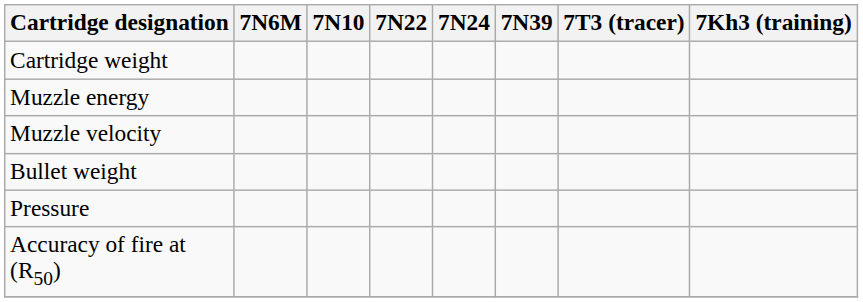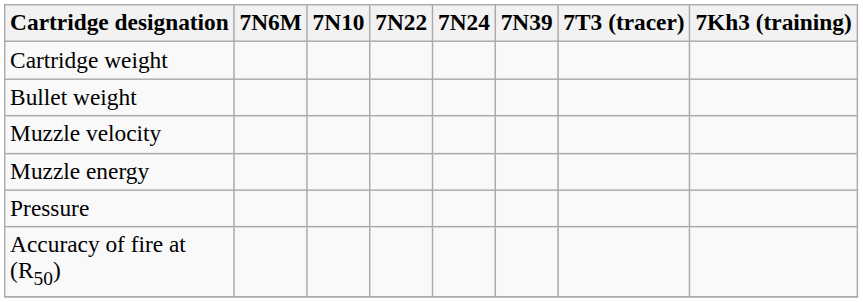rows swapped: (73, 171) <-> (80, 97)
